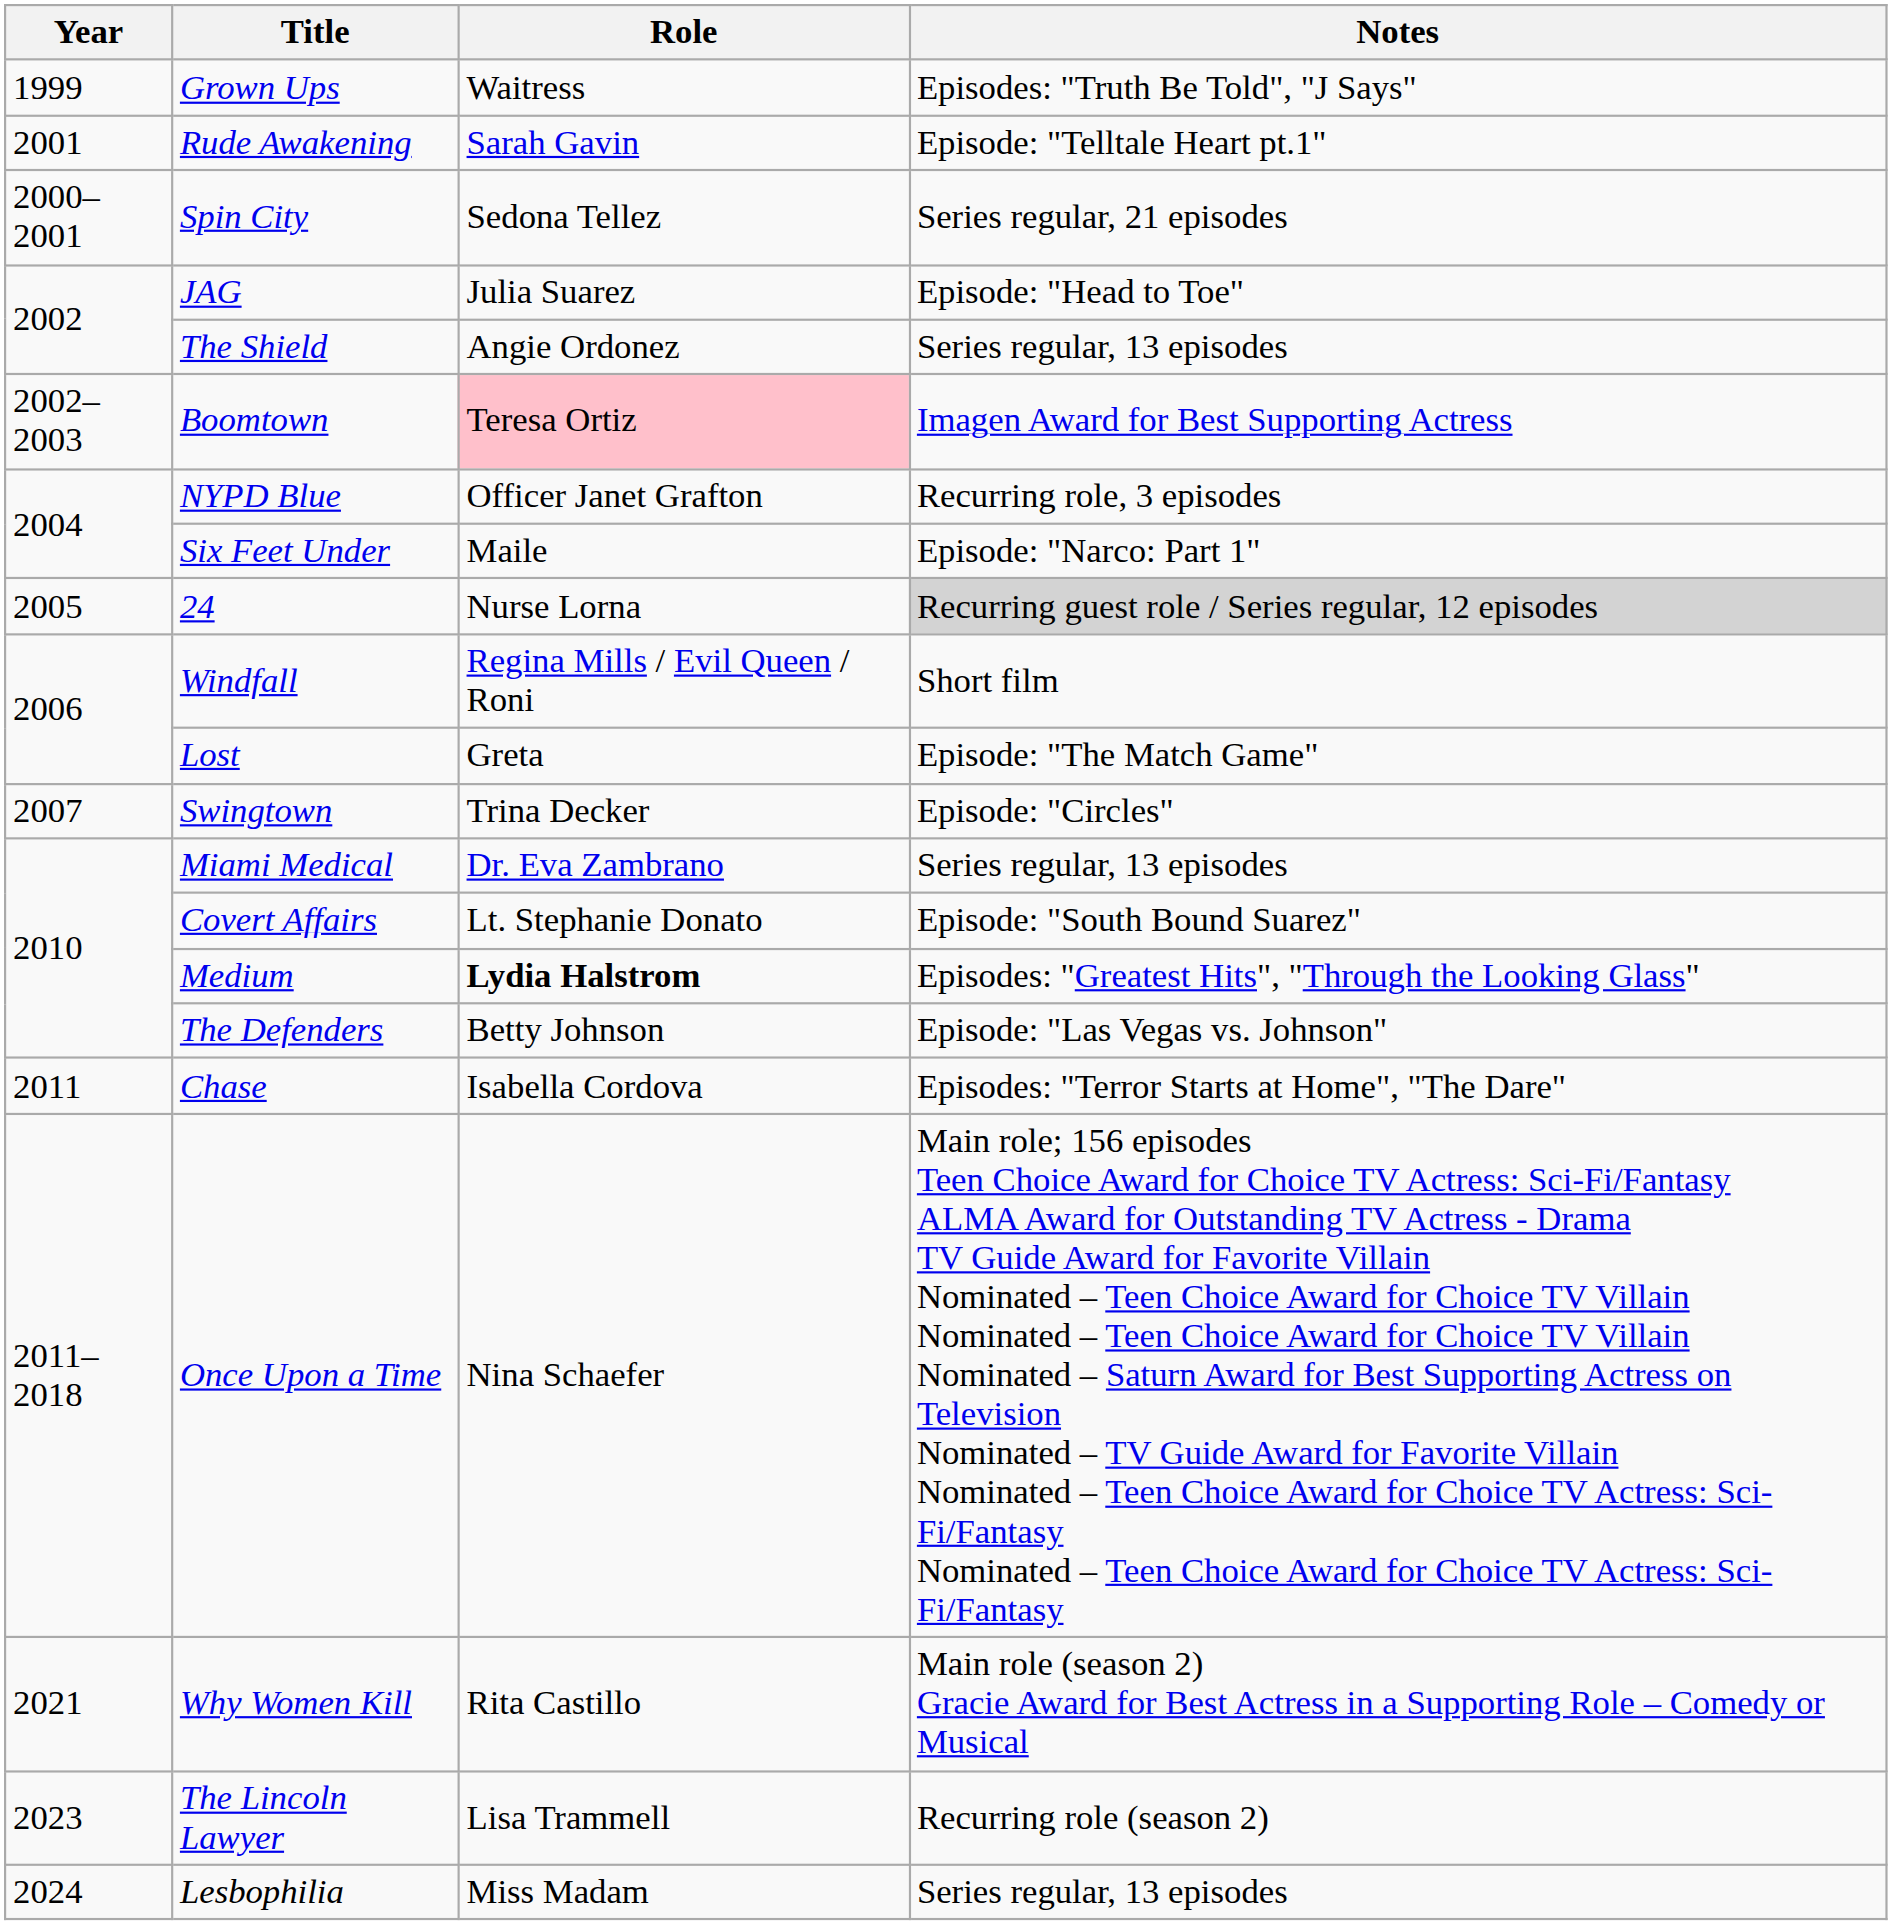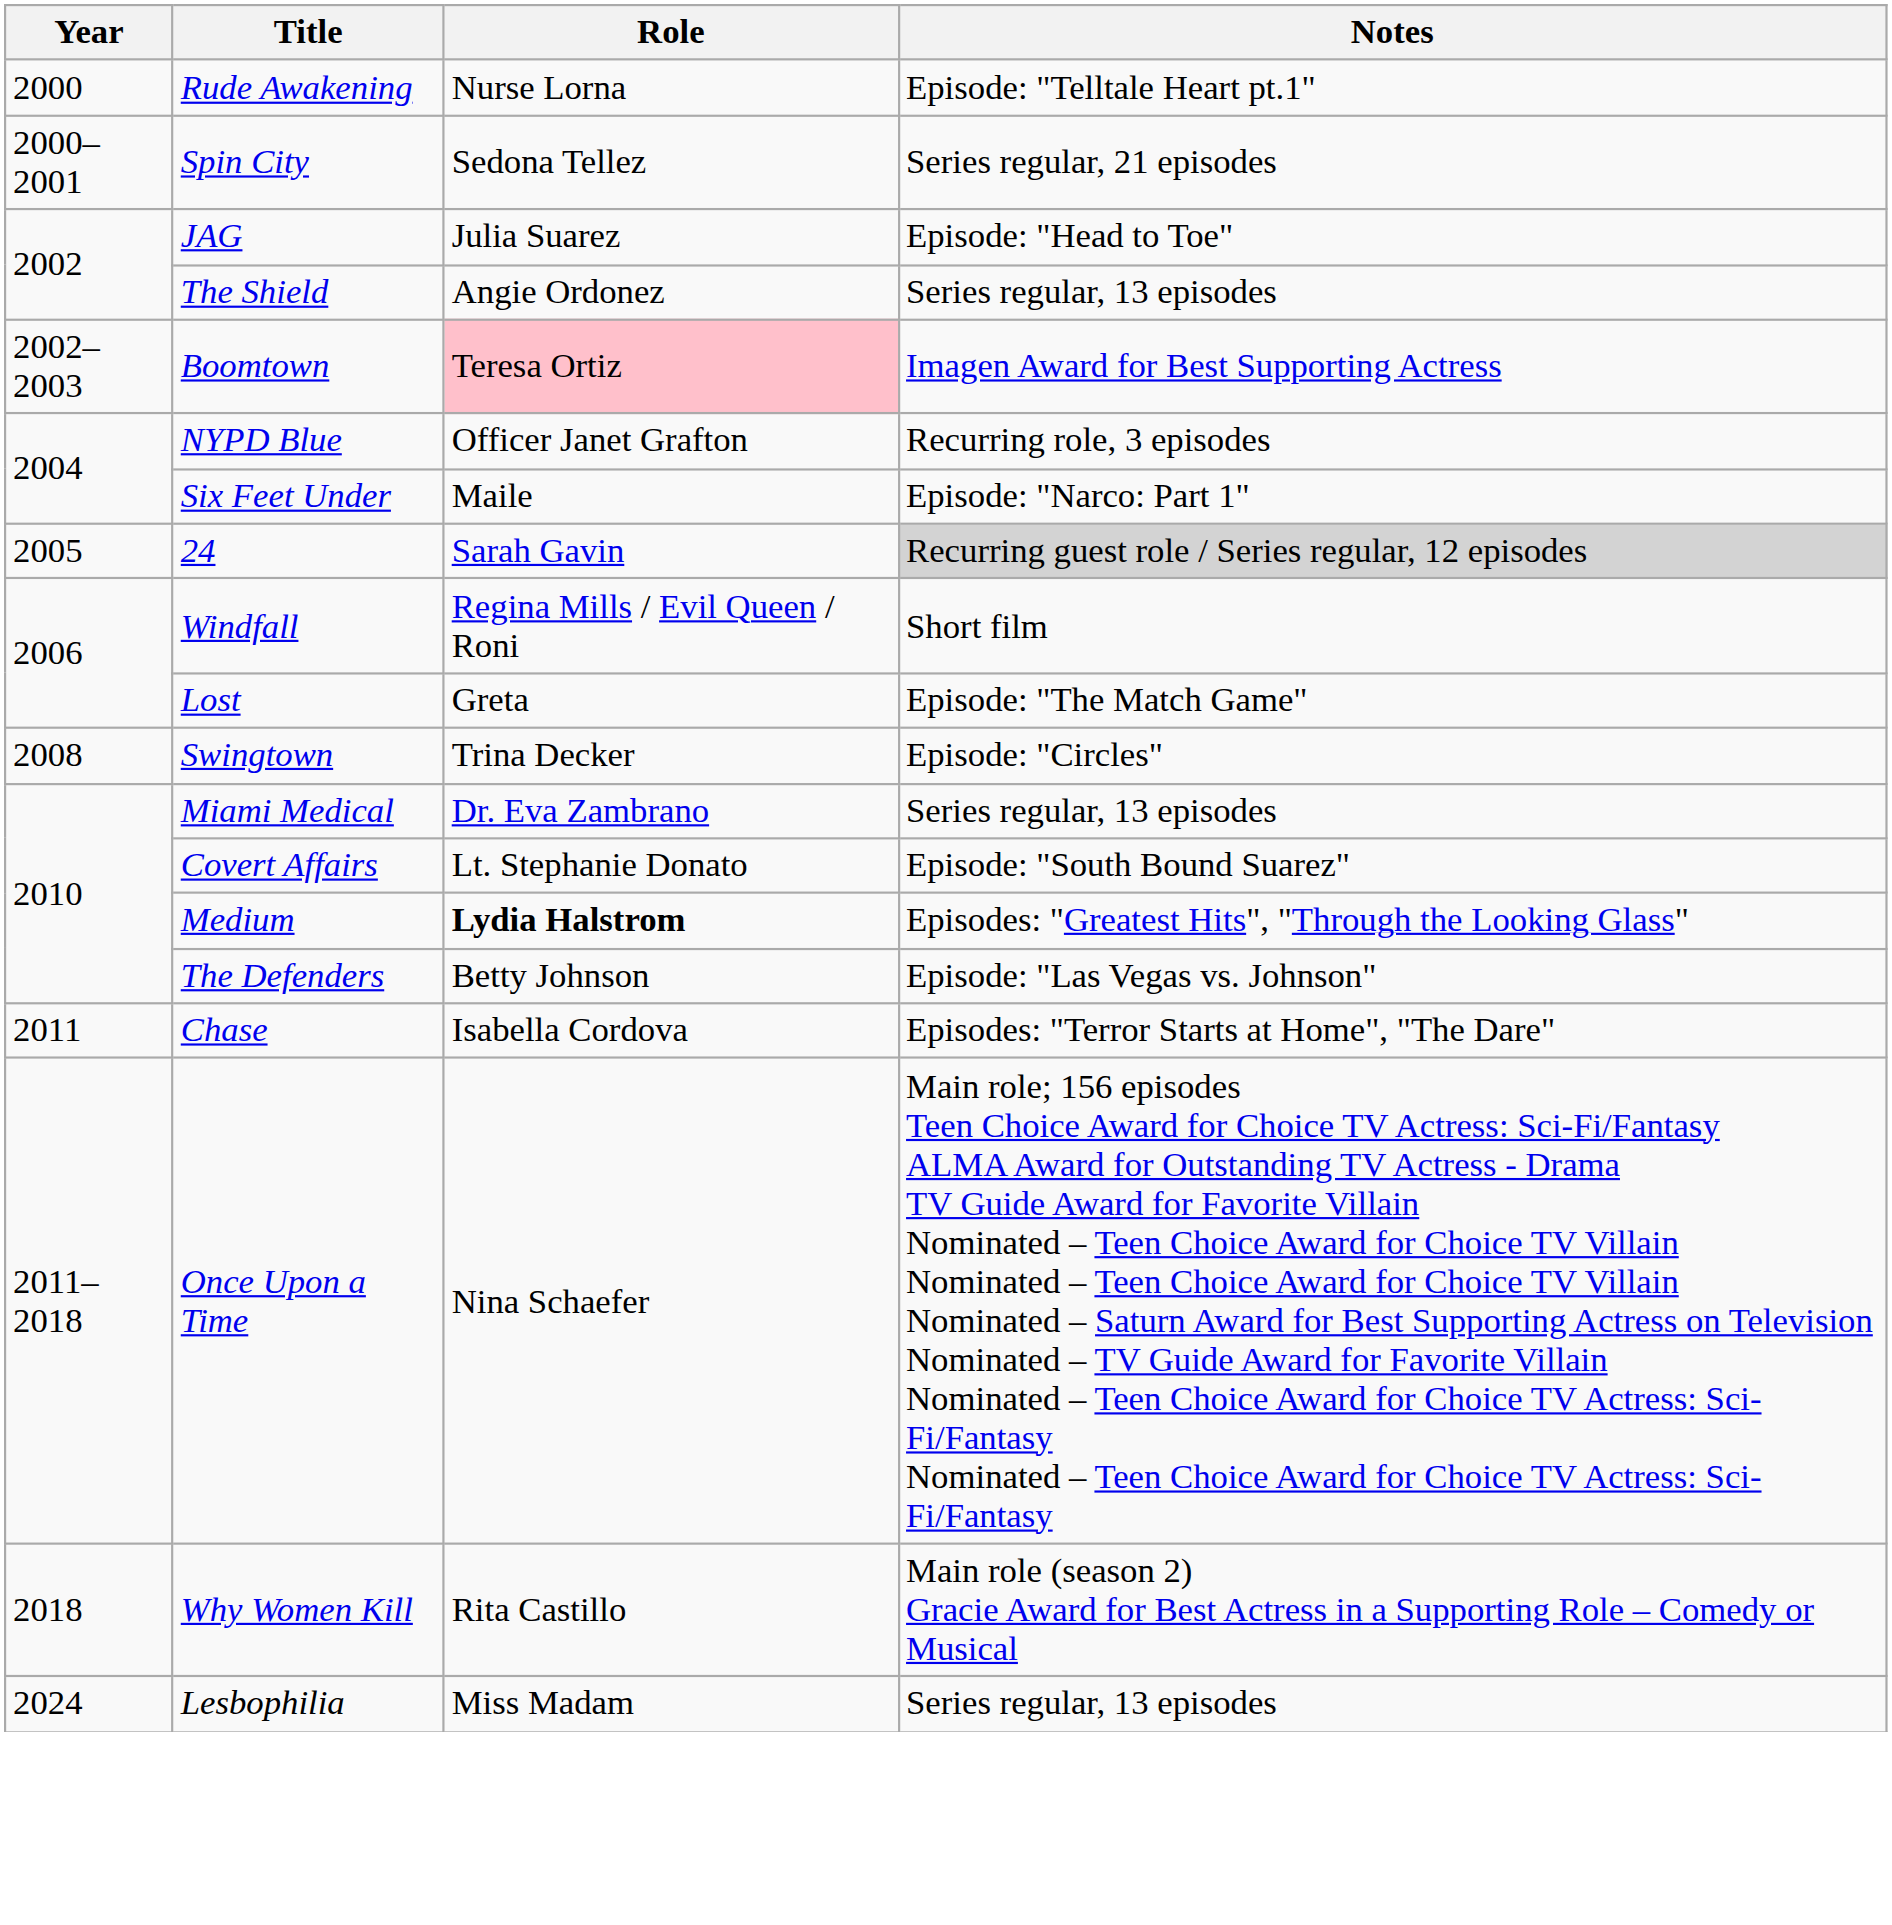- row: (260, 87)
(48, 142) 2001 -> (48, 87) 2000
(553, 142) Sarah Gavin -> (539, 87) Nurse Lorna
(554, 605) Nurse Lorna -> (538, 550) Sarah Gavin
(48, 809) 2007 -> (48, 754) 2008
(48, 1703) 2021 -> (48, 1609) 2018
- row: (263, 1816)
